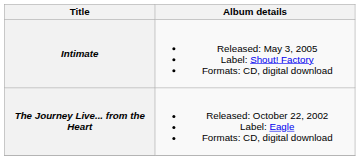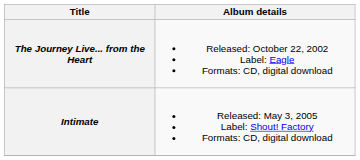rows swapped: (80, 121) <-> (80, 53)
